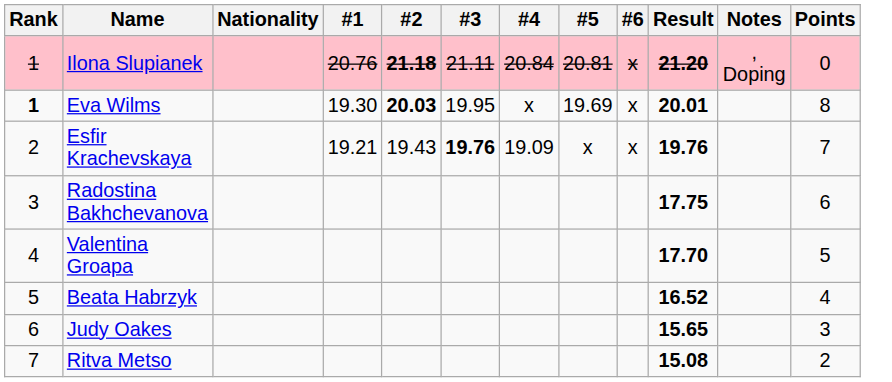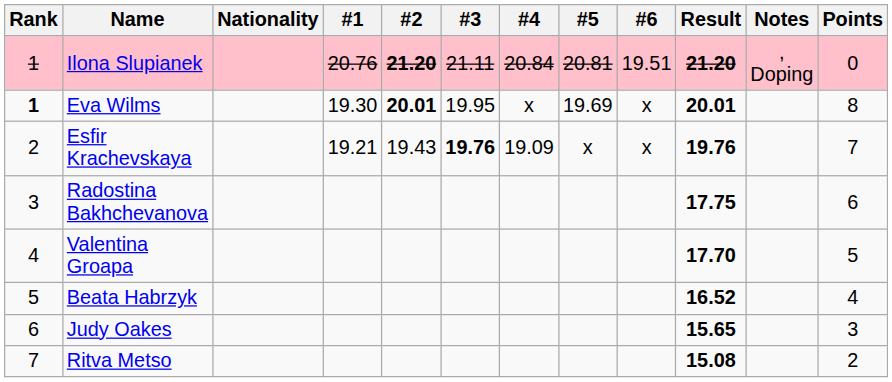(411, 62) 21.18 -> (411, 62) 21.20
(633, 62) x -> (647, 62) 19.51
(411, 105) 20.03 -> (411, 105) 20.01
